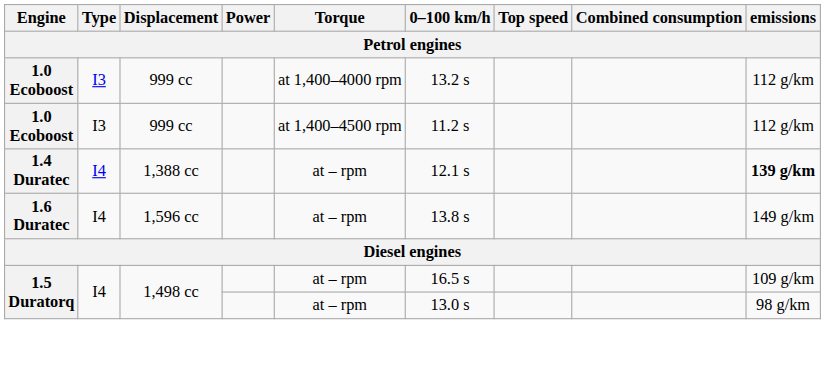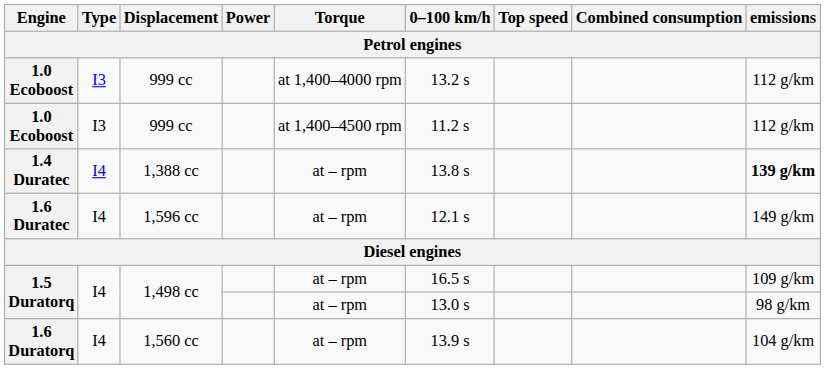(450, 170) 12.1 s -> (450, 170) 13.8 s
(450, 216) 13.8 s -> (450, 216) 12.1 s
+ row: (41, 340)
